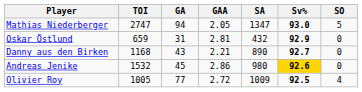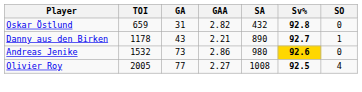- row: (57, 25)
(220, 39) 2.81 -> (220, 25) 2.82
(299, 39) 92.9 -> (299, 25) 92.8
(140, 53) 1168 -> (140, 39) 1178
(339, 53) 0 -> (339, 39) 1
(180, 66) 45 -> (180, 53) 73
(140, 80) 1005 -> (140, 66) 2005
(220, 80) 2.72 -> (220, 66) 2.27
(260, 80) 1009 -> (260, 66) 1008
